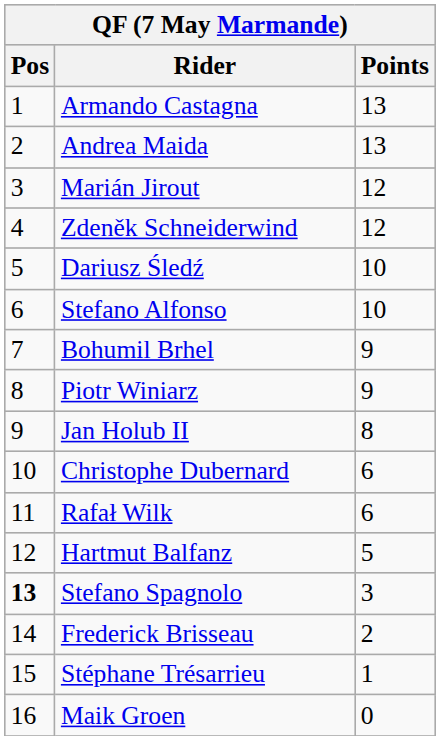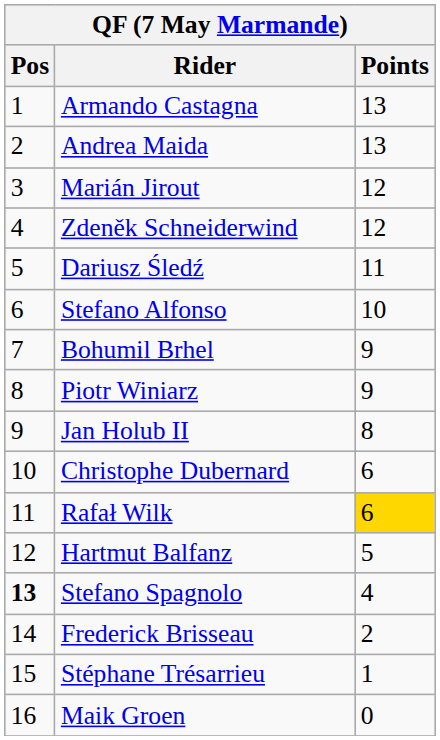(374, 268) 10 -> (373, 268) 11
(367, 512) no background -> (367, 512) gold background
(367, 593) 3 -> (367, 593) 4
